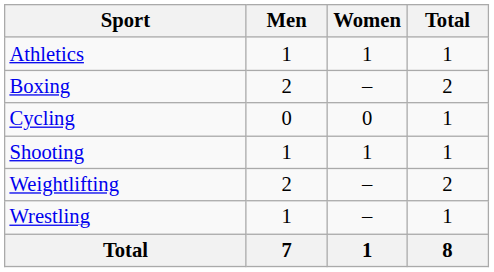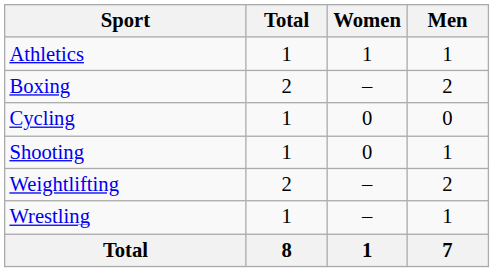columns swapped: (287, 20) <-> (448, 20)
(367, 151) 1 -> (367, 151) 0
